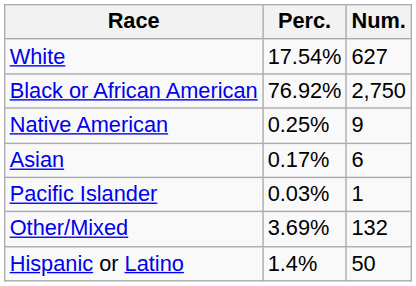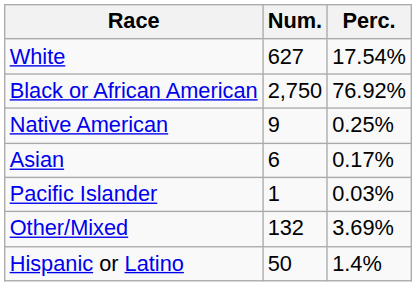columns swapped: (379, 21) <-> (305, 21)
